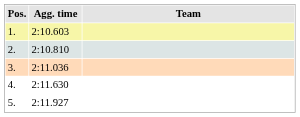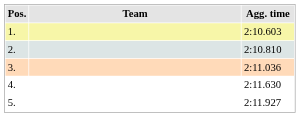columns swapped: (188, 14) <-> (56, 14)
